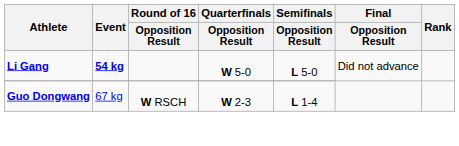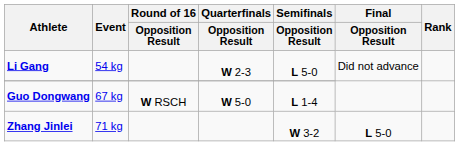(110, 66) bold -> (109, 66) normal
(236, 72) W 5-0 -> (236, 72) W 2-3
(236, 103) W 2-3 -> (236, 103) W 5-0
+ row: (40, 127)
